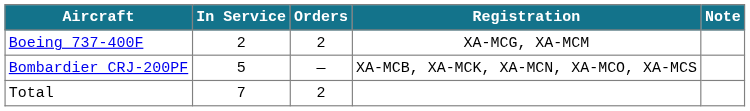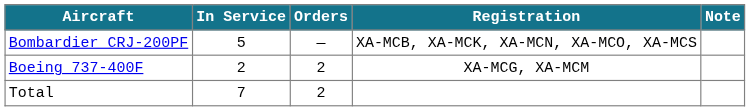rows swapped: (76, 43) <-> (99, 68)
